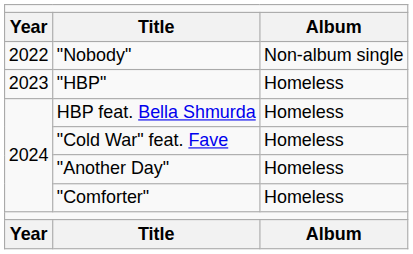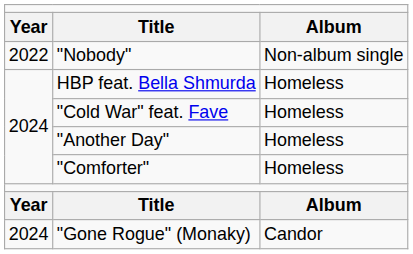- row: (29, 83)
+ row: (29, 234)
